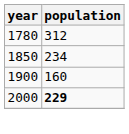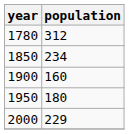+ row: (23, 98)
(56, 98) bold -> (56, 119) normal
